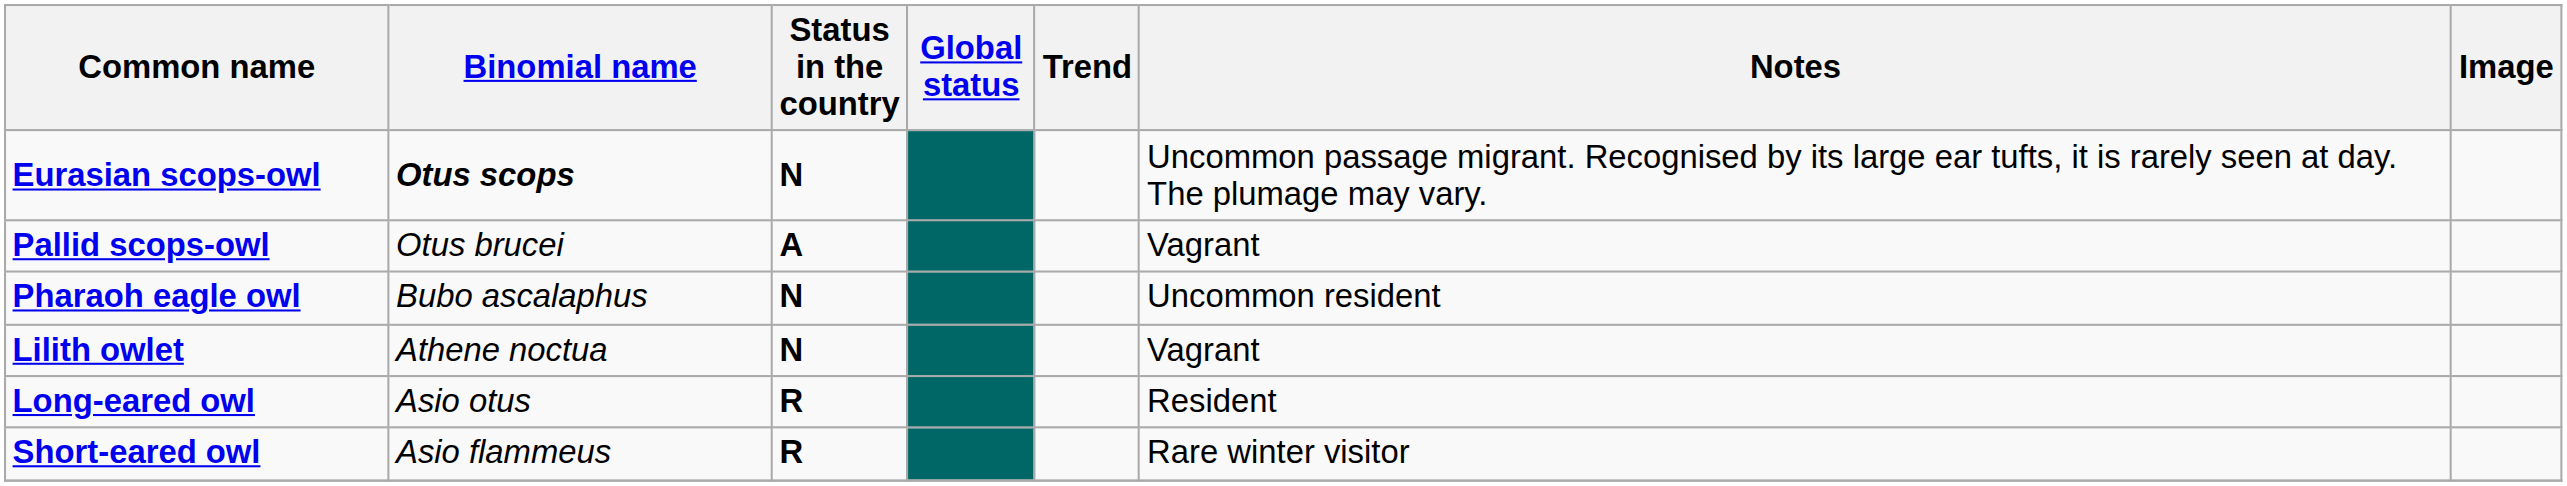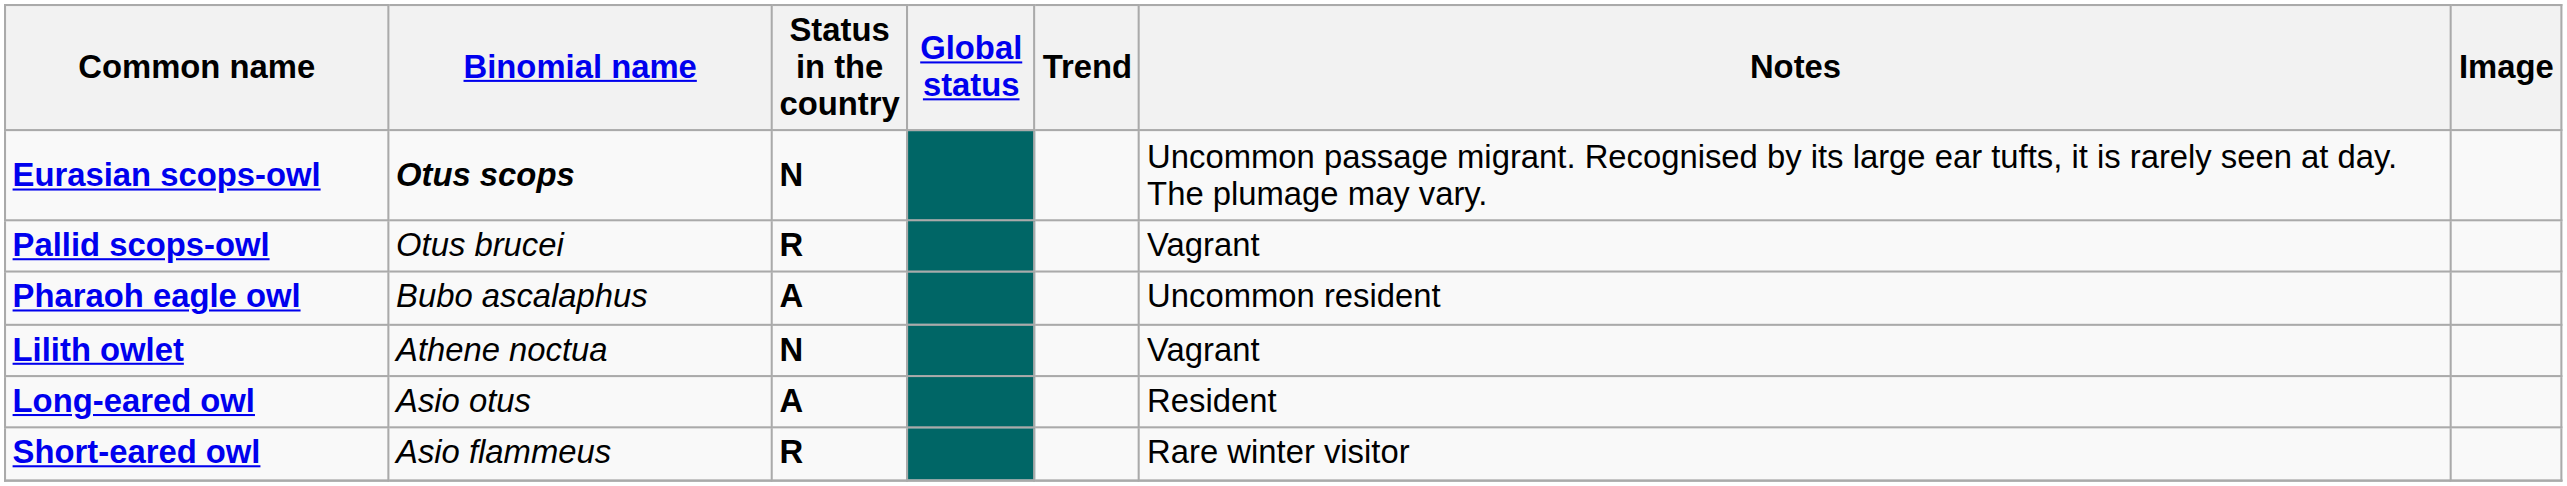(791, 245) A -> (791, 245) R
(791, 297) N -> (791, 297) A
(791, 401) R -> (791, 401) A
